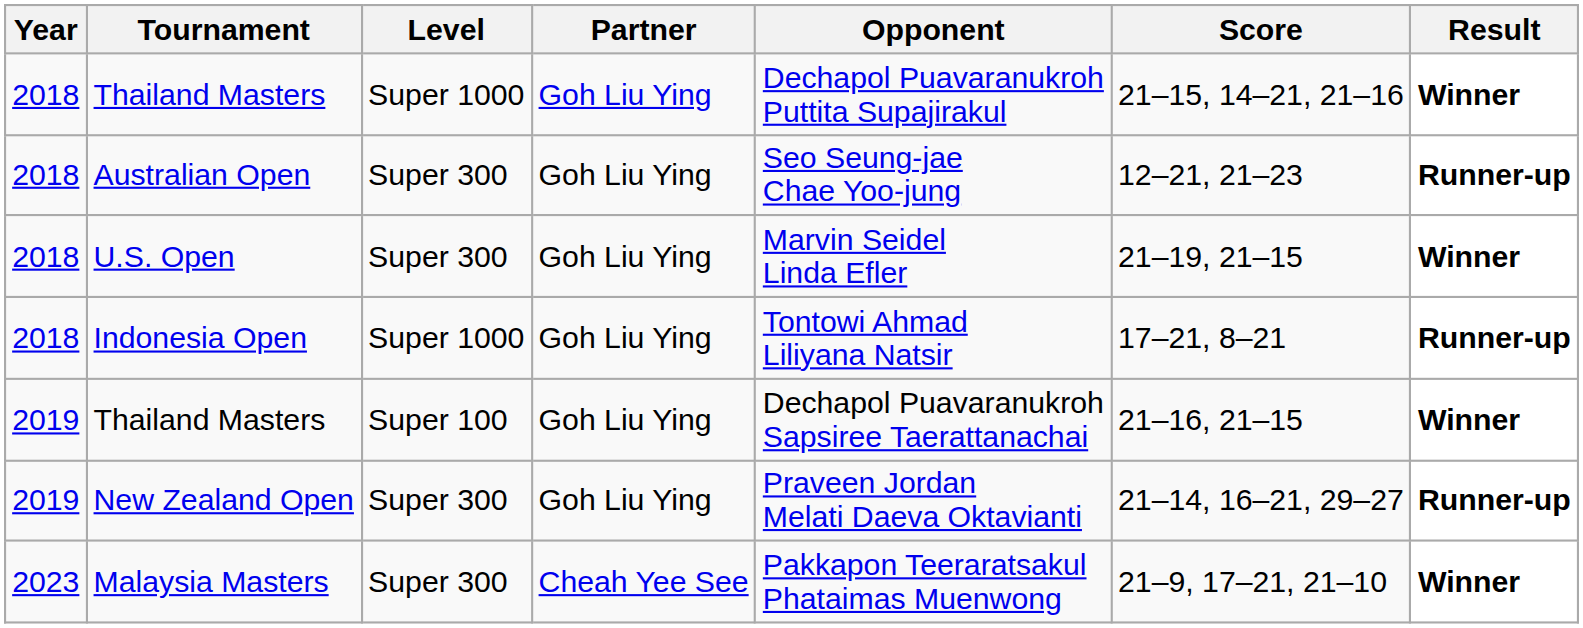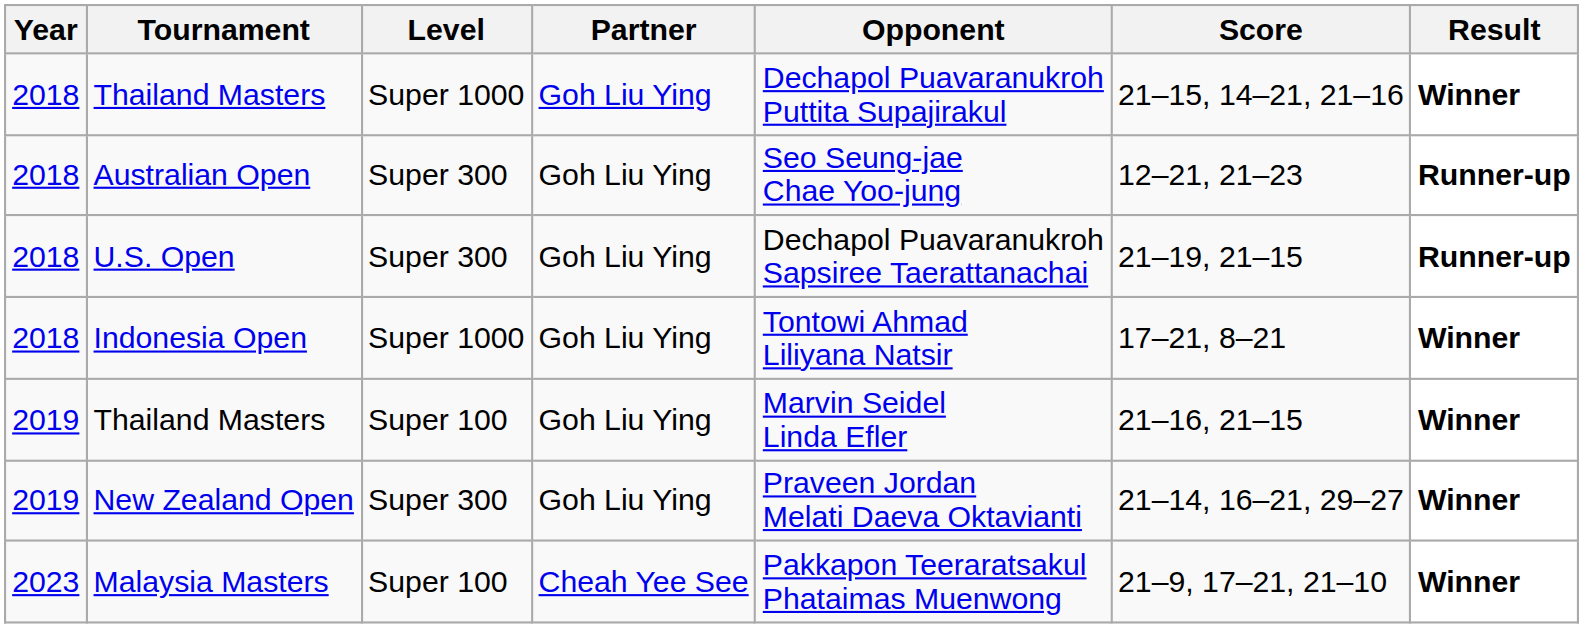(854, 257) Marvin Seidel Linda Efler -> (933, 257) Dechapol Puavaranukroh Sapsiree Taerattanachai
(1469, 257) Winner -> (1494, 257) Runner-up
(1494, 338) Runner-up -> (1469, 338) Winner
(933, 419) Dechapol Puavaranukroh Sapsiree Taerattanachai -> (854, 419) Marvin Seidel Linda Efler
(1494, 501) Runner-up -> (1469, 501) Winner
(438, 582) Super 300 -> (438, 582) Super 100
